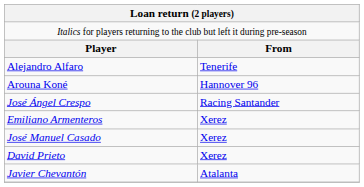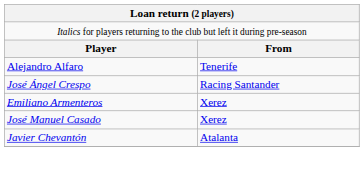- row: (37, 84)
- row: (36, 155)
